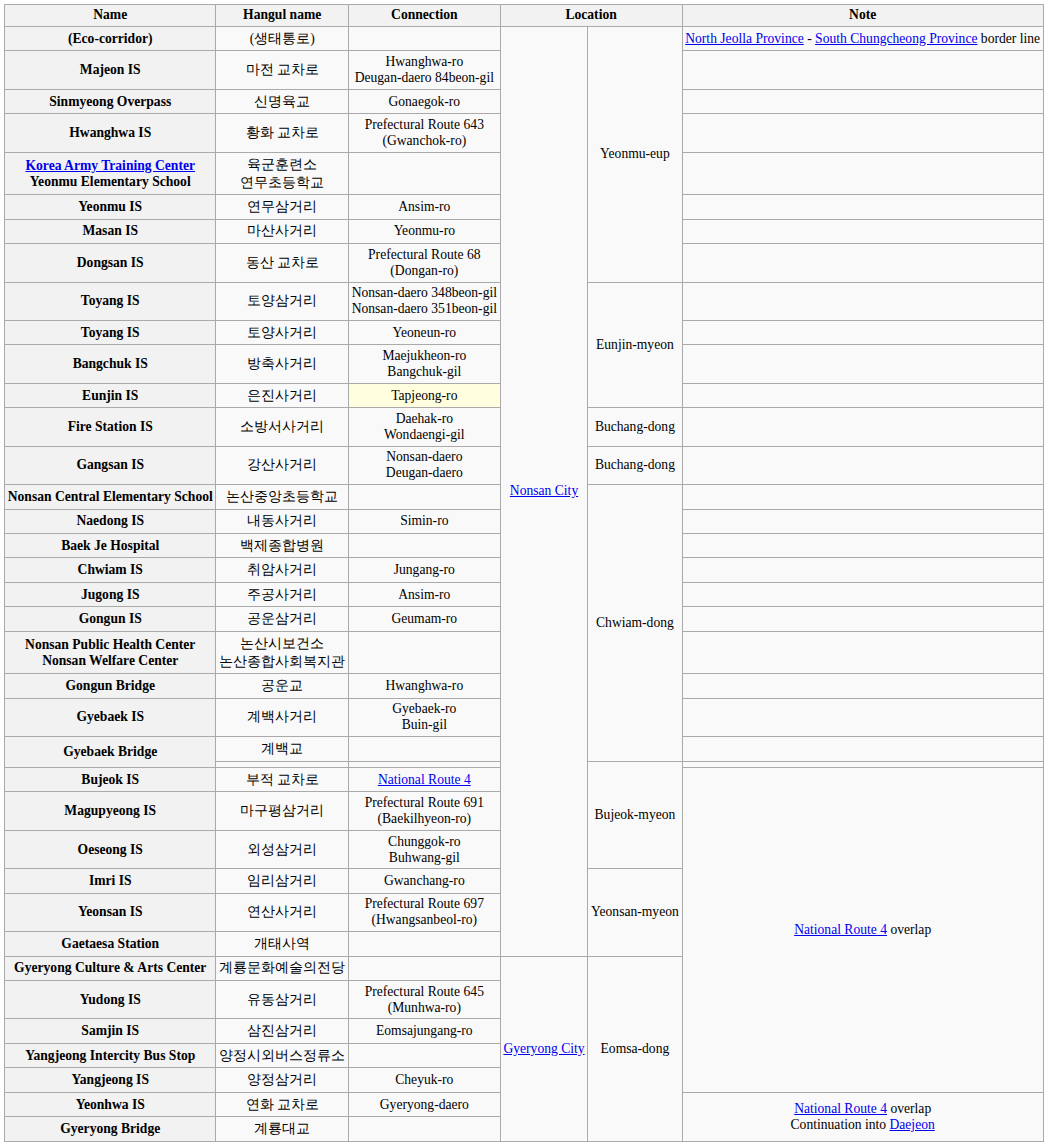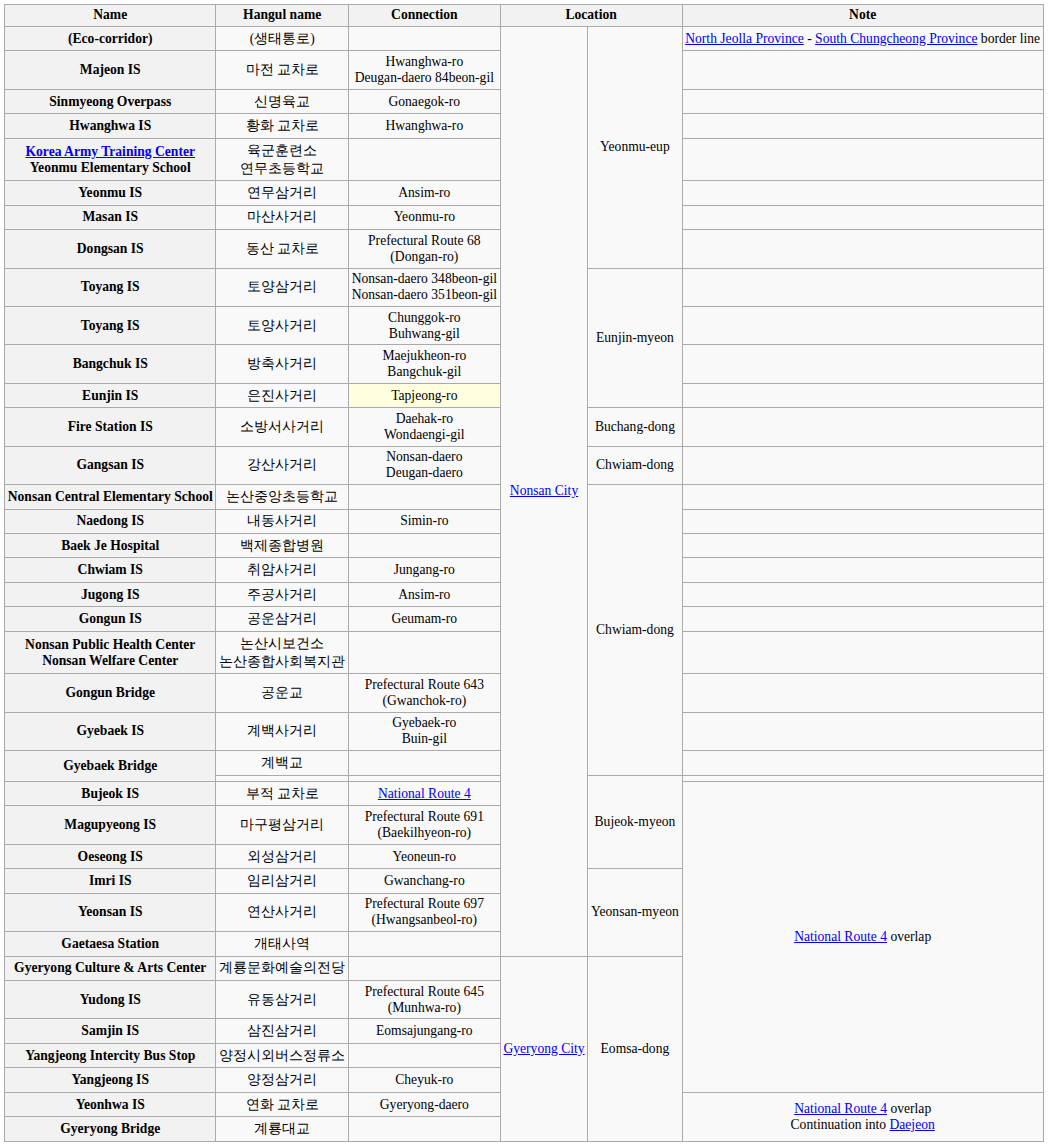(424, 133) Prefectural Route 643 (Gwanchok-ro) -> (424, 126) Hwanghwa-ro
(424, 332) Yeoneun-ro -> (424, 325) Chunggok-ro Buhwang-gil
(635, 465) Buchang-dong -> (635, 465) Chwiam-dong
(424, 685) Hwanghwa-ro -> (424, 692) Prefectural Route 643 (Gwanchok-ro)
(424, 849) Chunggok-ro Buhwang-gil -> (424, 856) Yeoneun-ro
